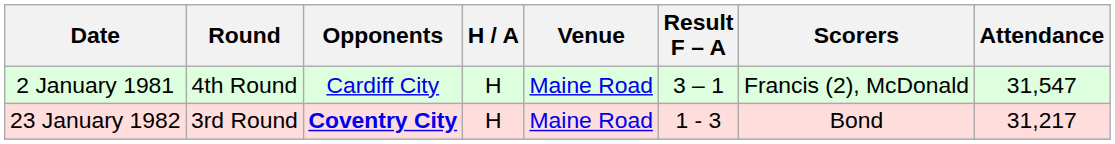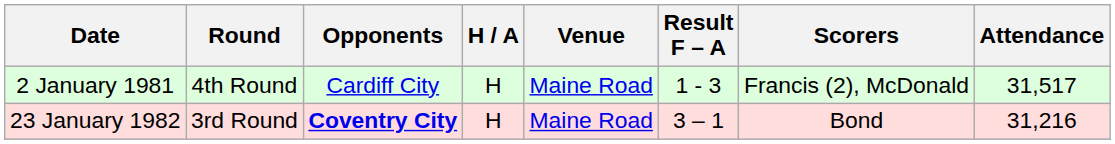(698, 84) 3 – 1 -> (698, 84) 1 - 3
(1042, 84) 31,547 -> (1042, 84) 31,517
(698, 120) 1 - 3 -> (698, 120) 3 – 1
(1042, 120) 31,217 -> (1042, 120) 31,216
